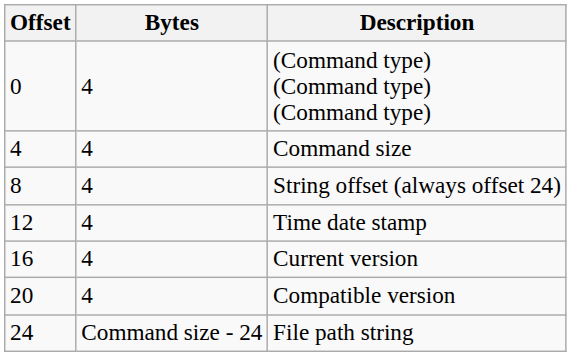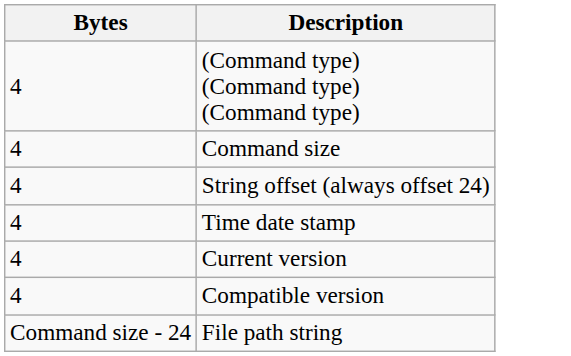- column: (40, 22)
